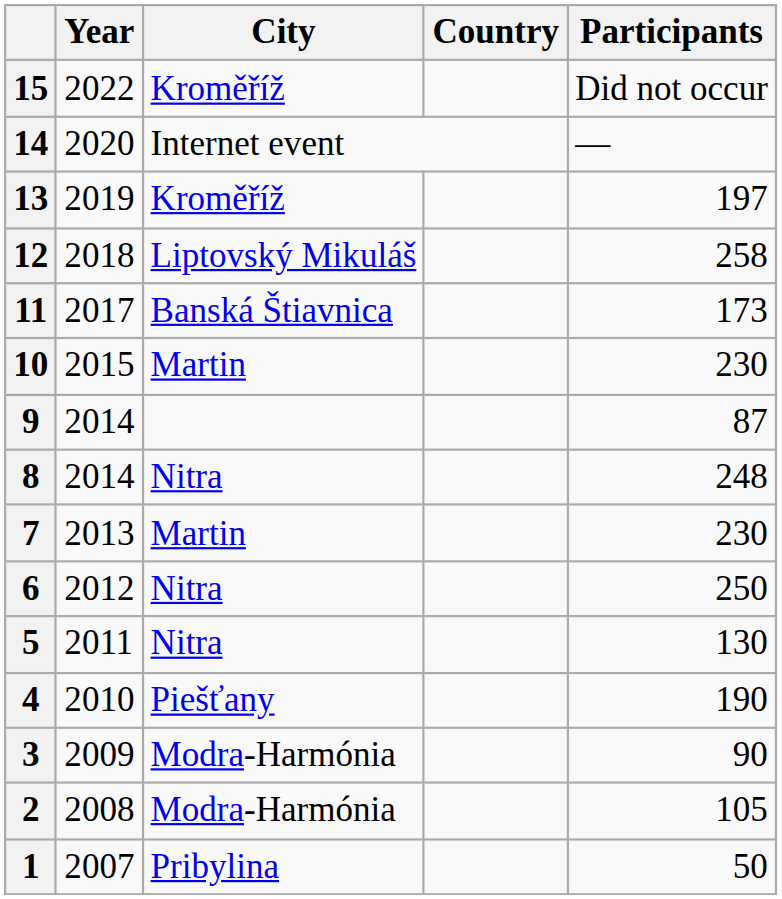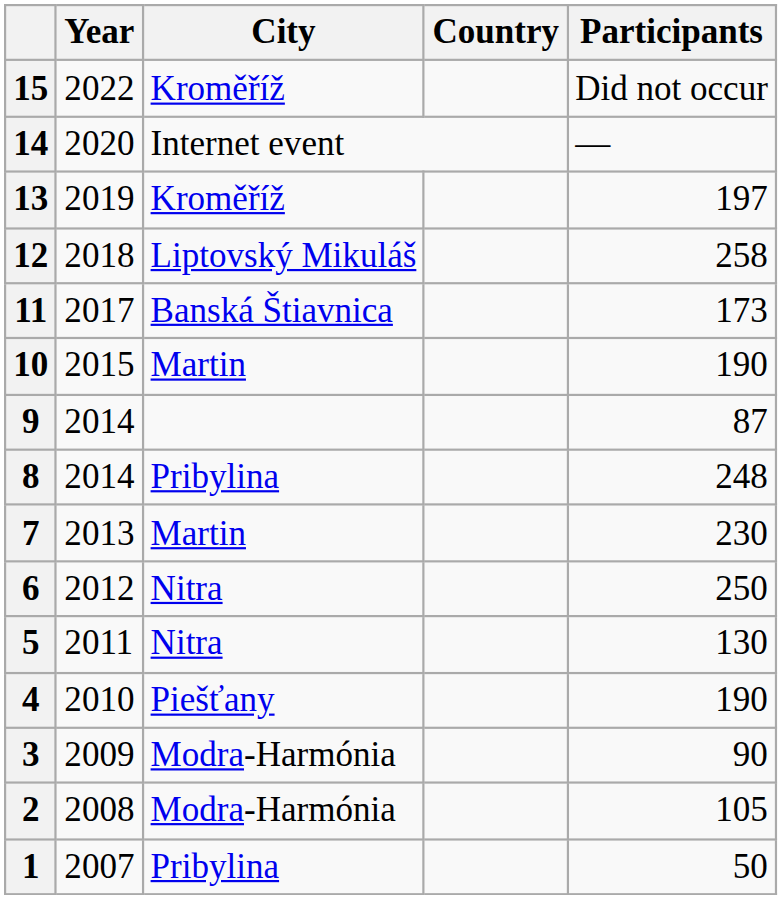(742, 365) 230 -> (742, 365) 190
(187, 476) Nitra -> (215, 476) Pribylina
